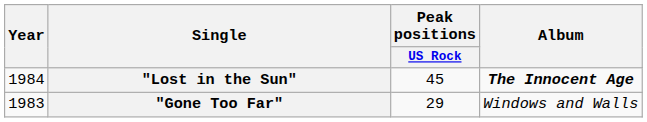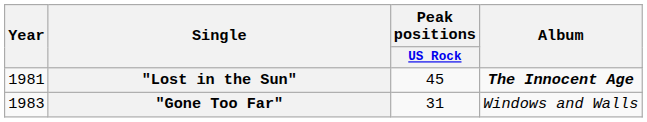(26, 80) 1984 -> (26, 80) 1981
(435, 104) 29 -> (435, 104) 31
